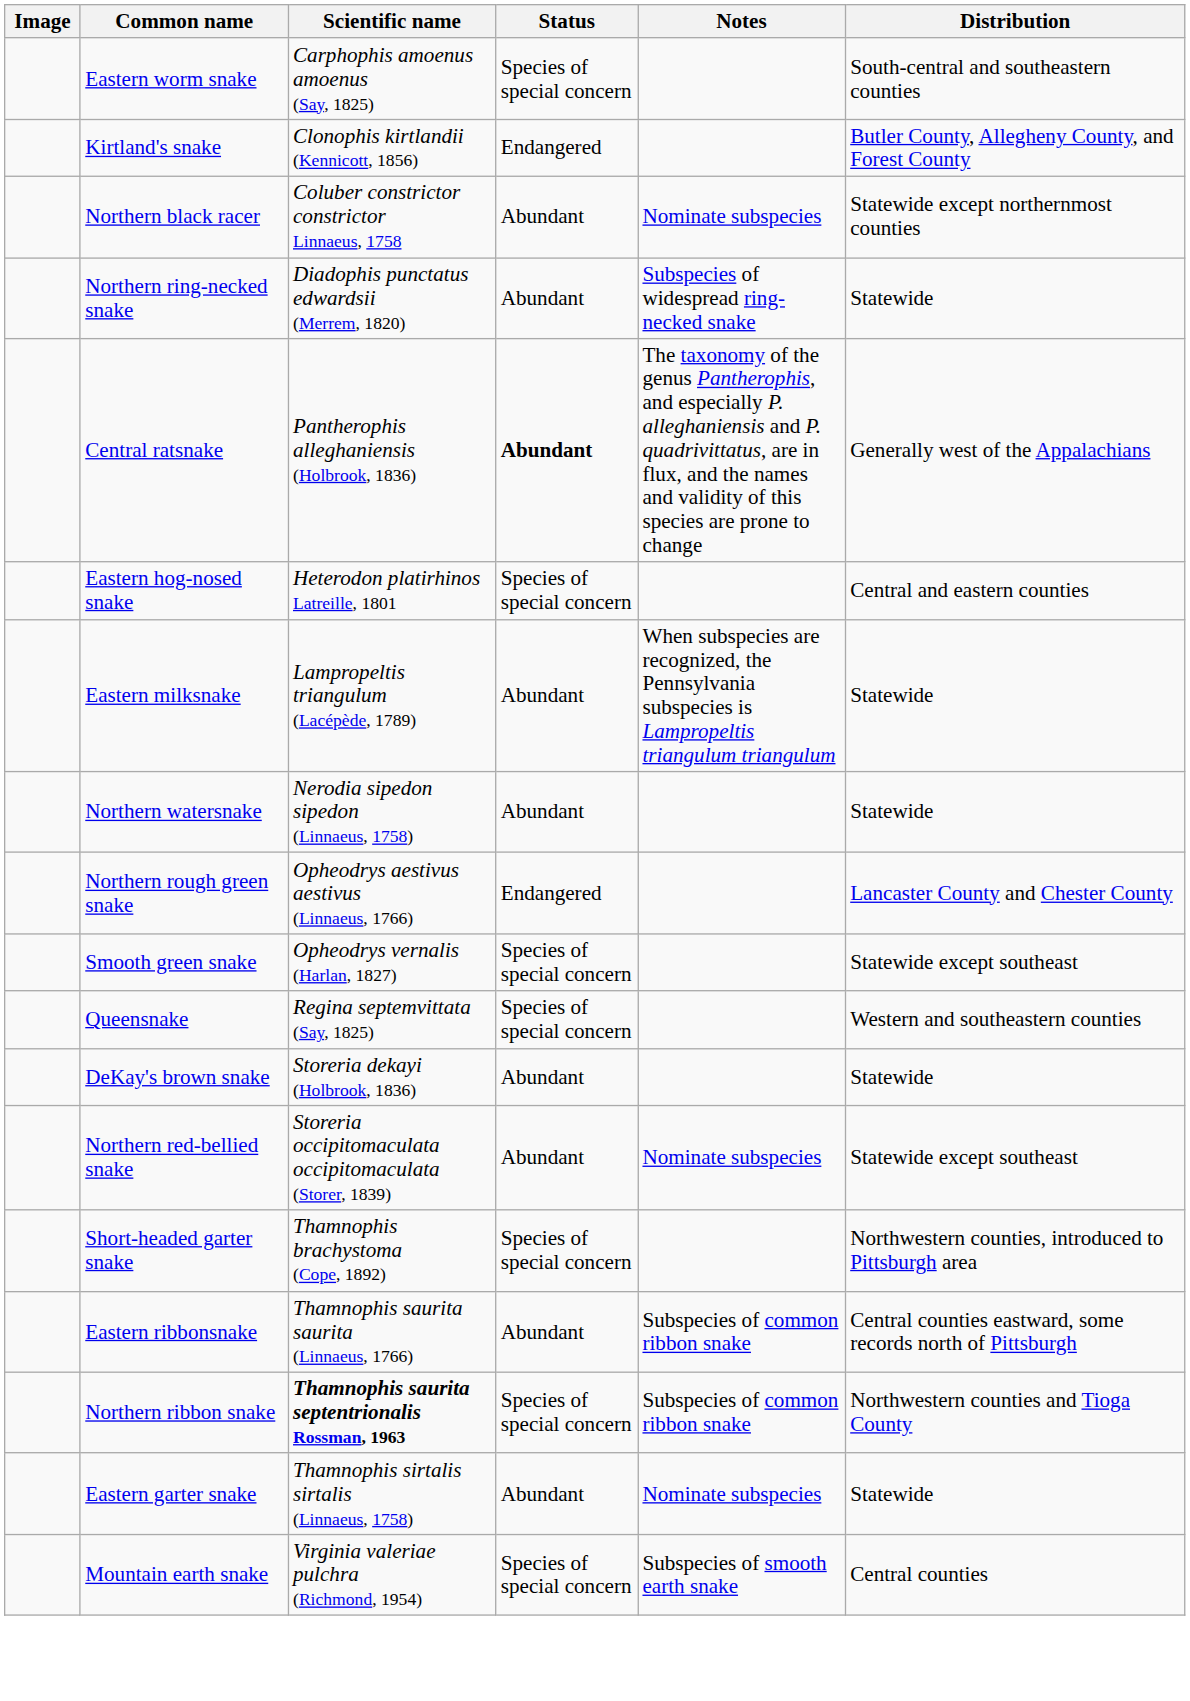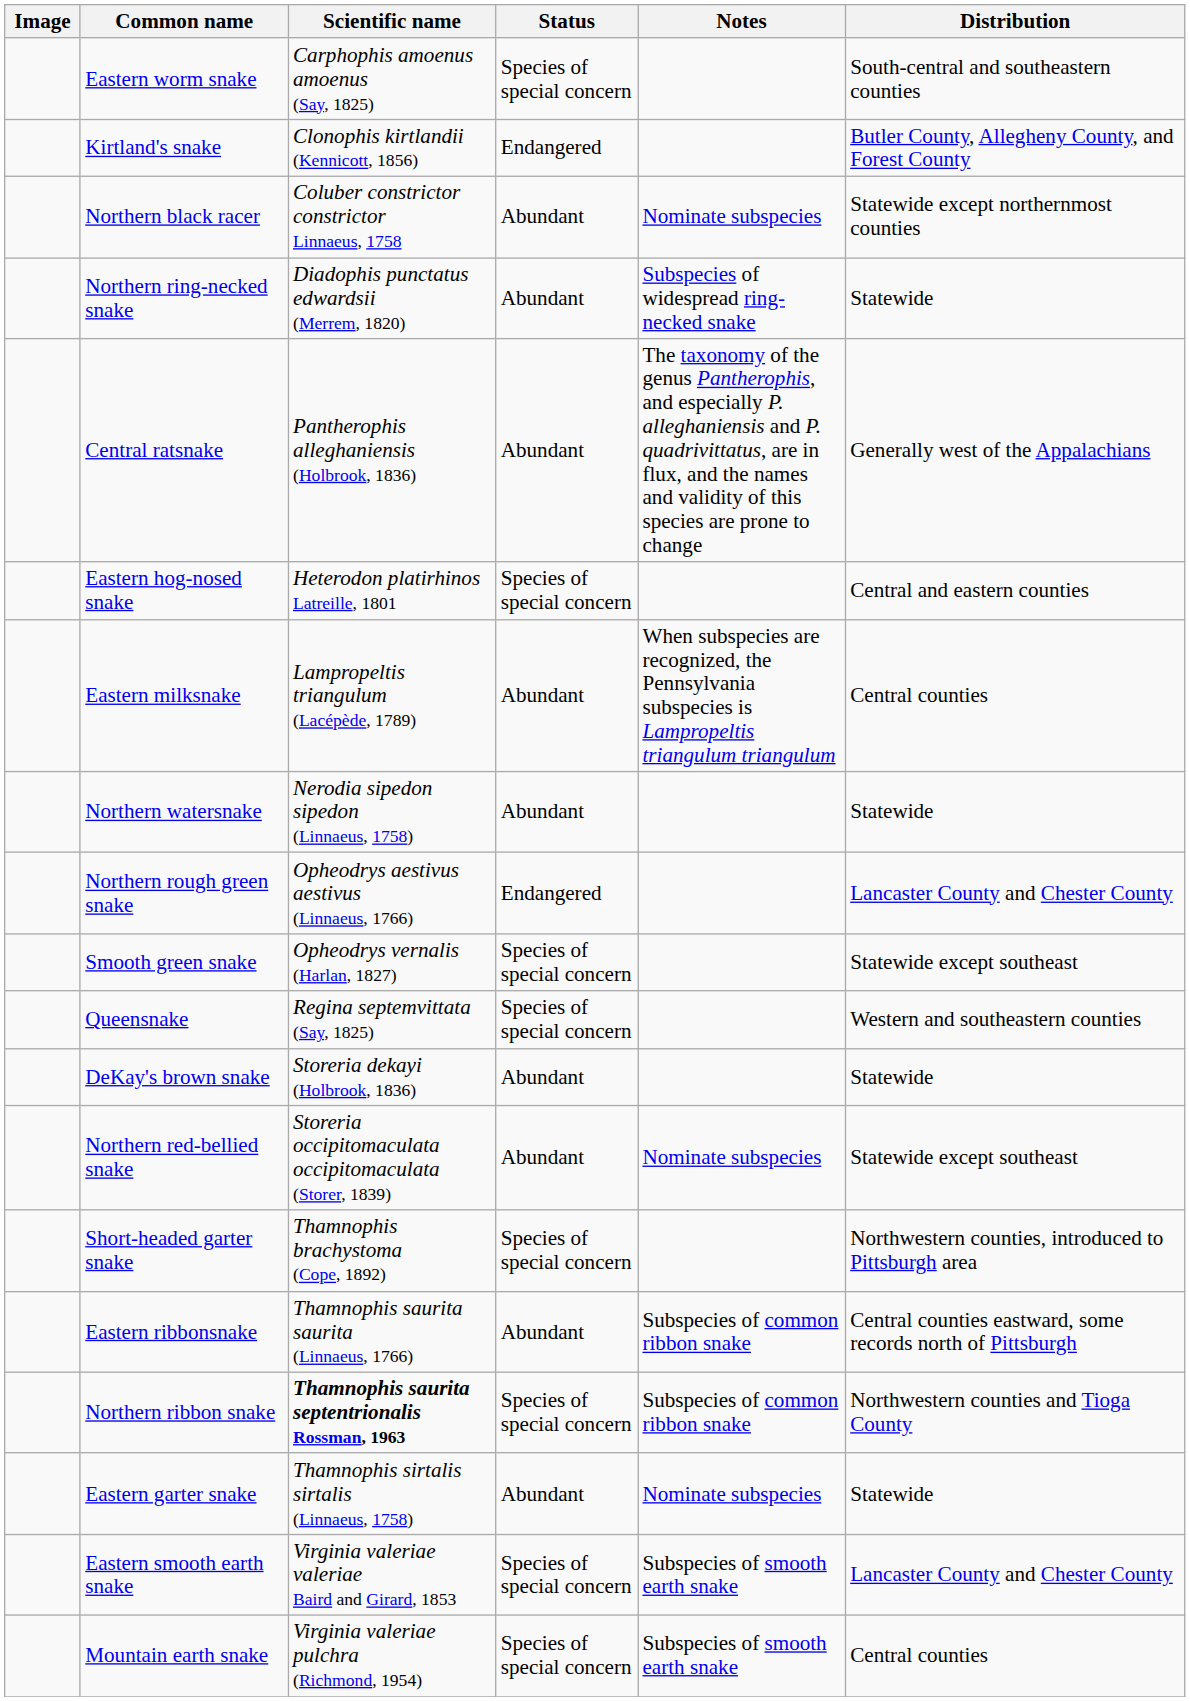(547, 450) bold -> (542, 450) normal
(892, 695) Statewide -> (919, 695) Central counties
+ row: (174, 1574)
